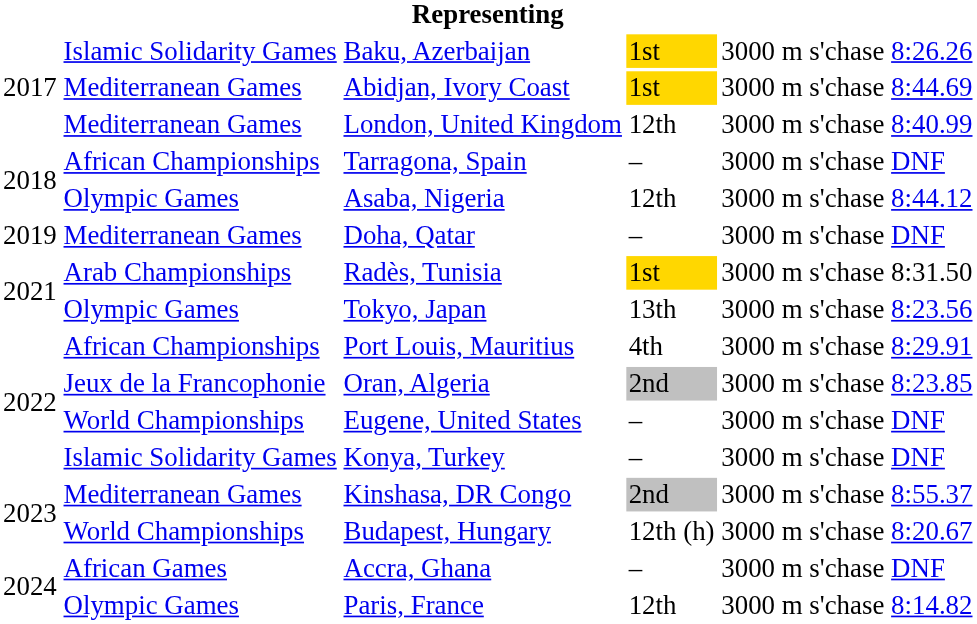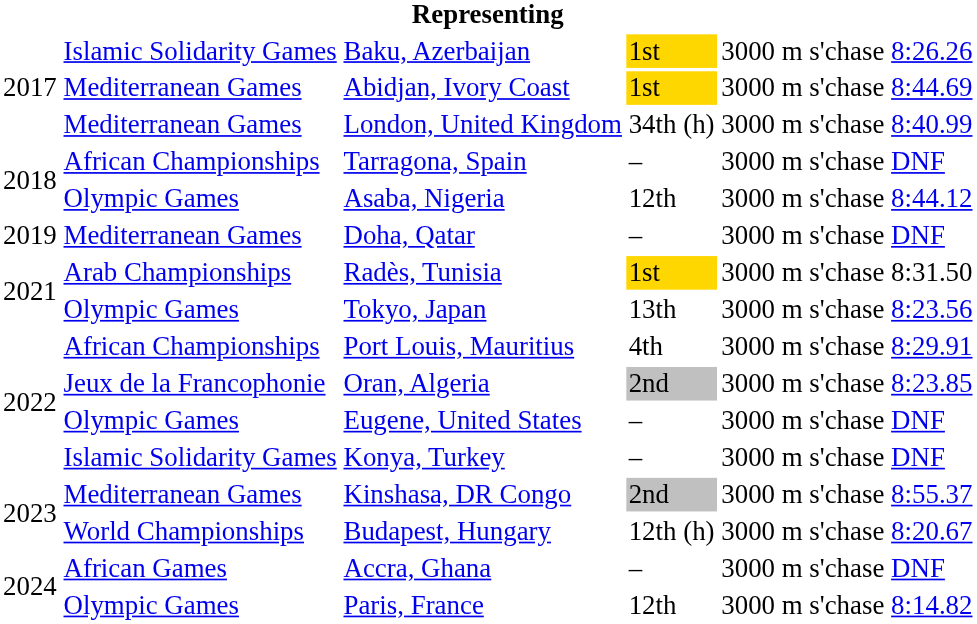(653, 124) 12th -> (672, 124) 34th (h)
(184, 420) World Championships -> (151, 420) Olympic Games
